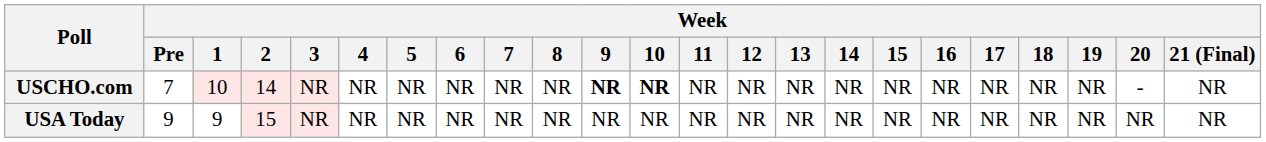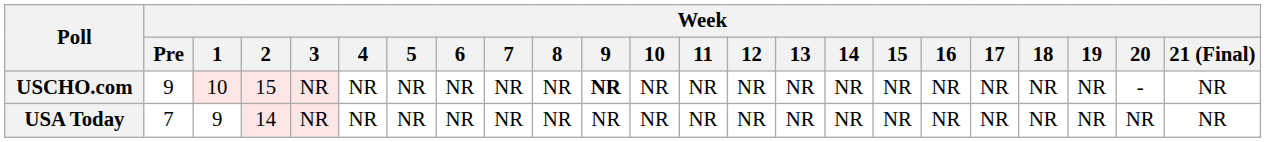(169, 86) 7 -> (169, 86) 9
(266, 86) 14 -> (266, 86) 15
(654, 86) bold -> (654, 86) normal
(169, 119) 9 -> (169, 119) 7
(266, 119) 15 -> (266, 119) 14
